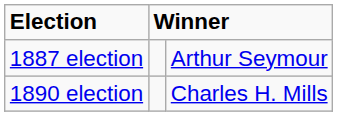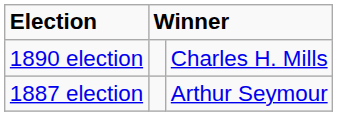rows swapped: (76, 57) <-> (76, 93)
